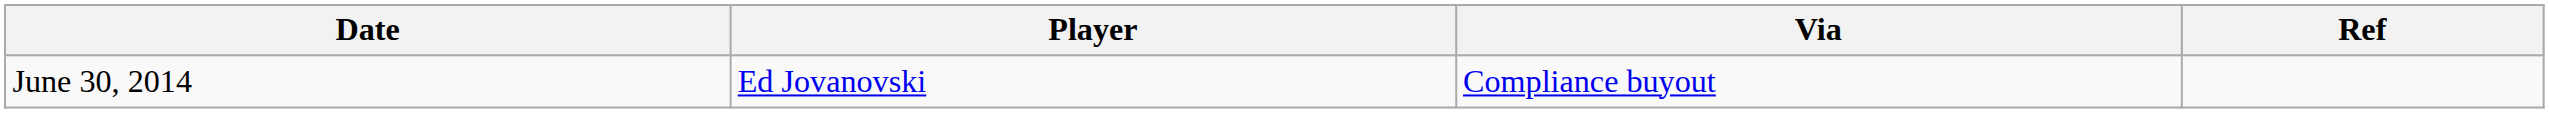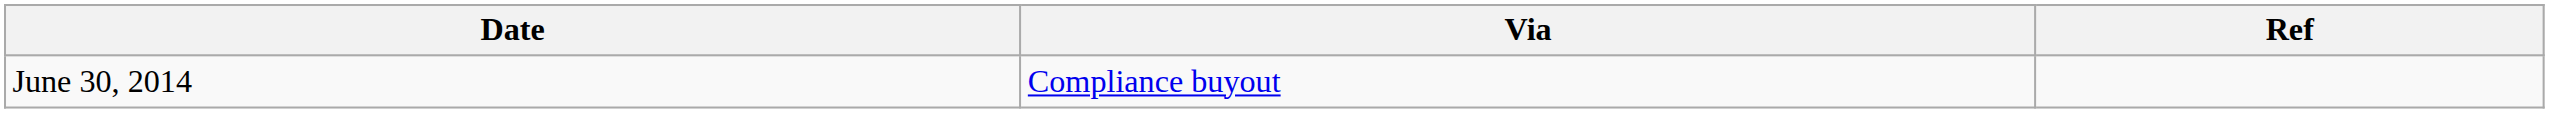- column: (1093, 30)
